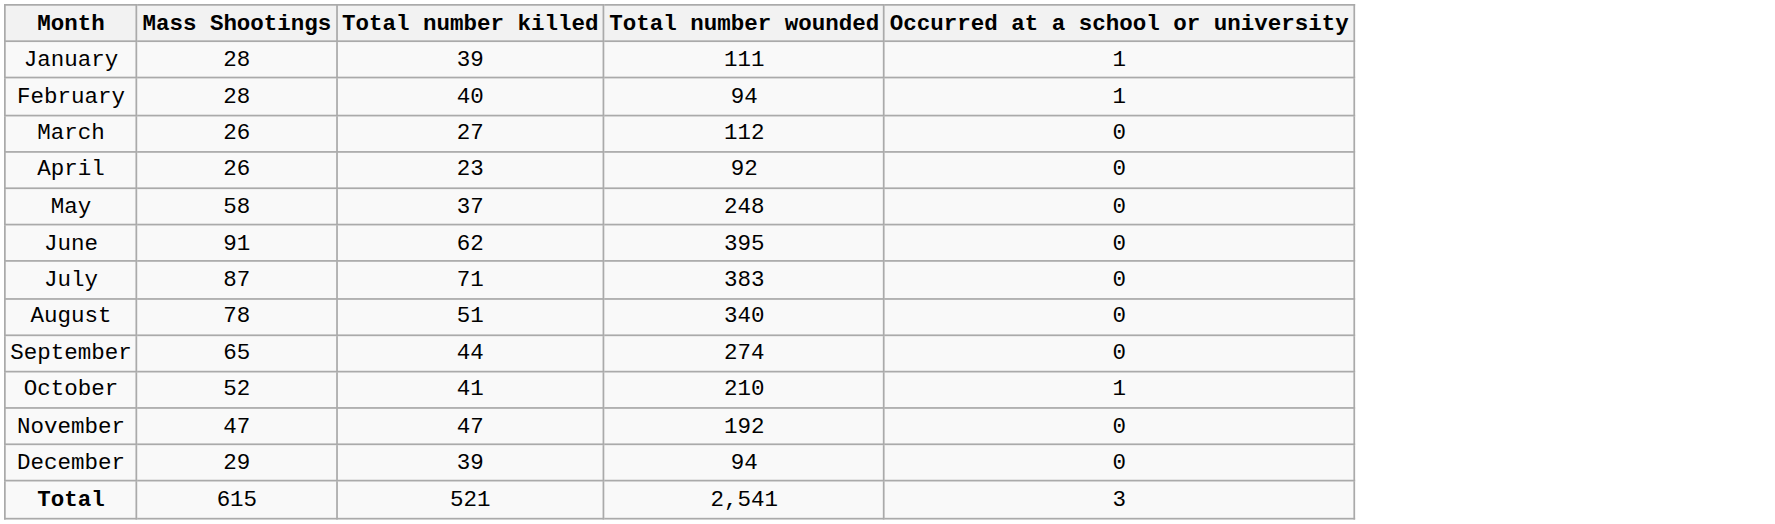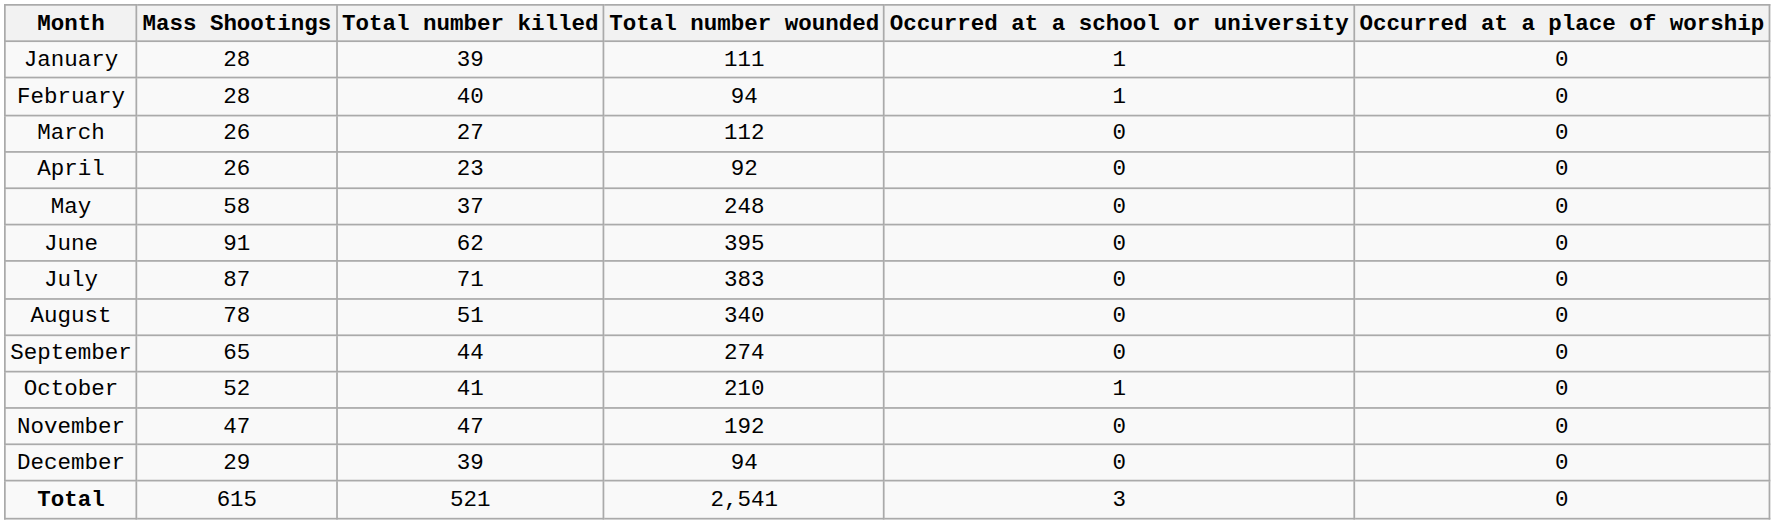+ column: (1562, 23)
